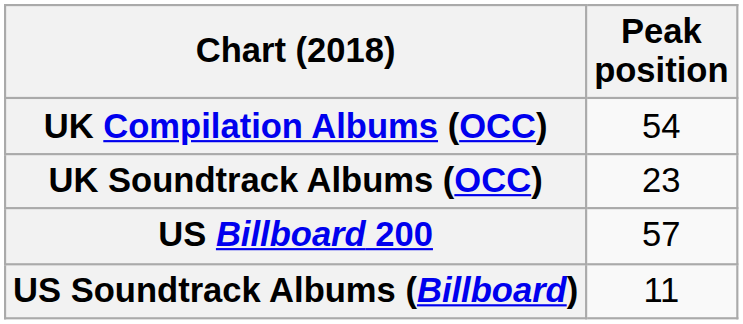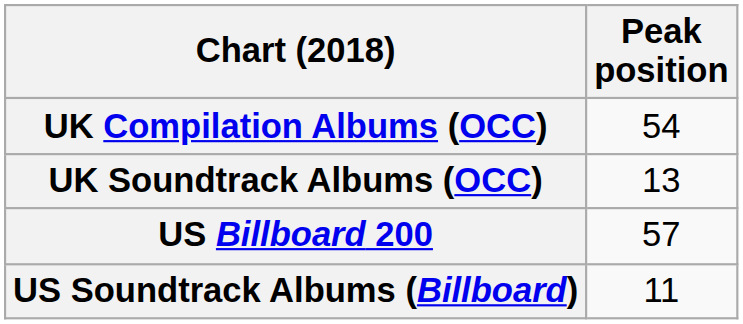(661, 180) 23 -> (661, 180) 13
